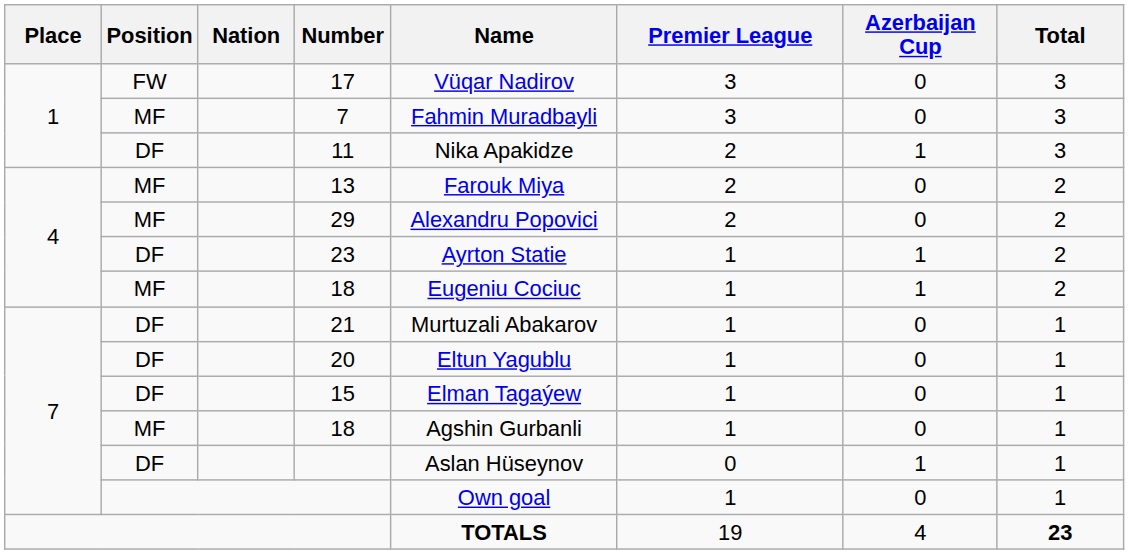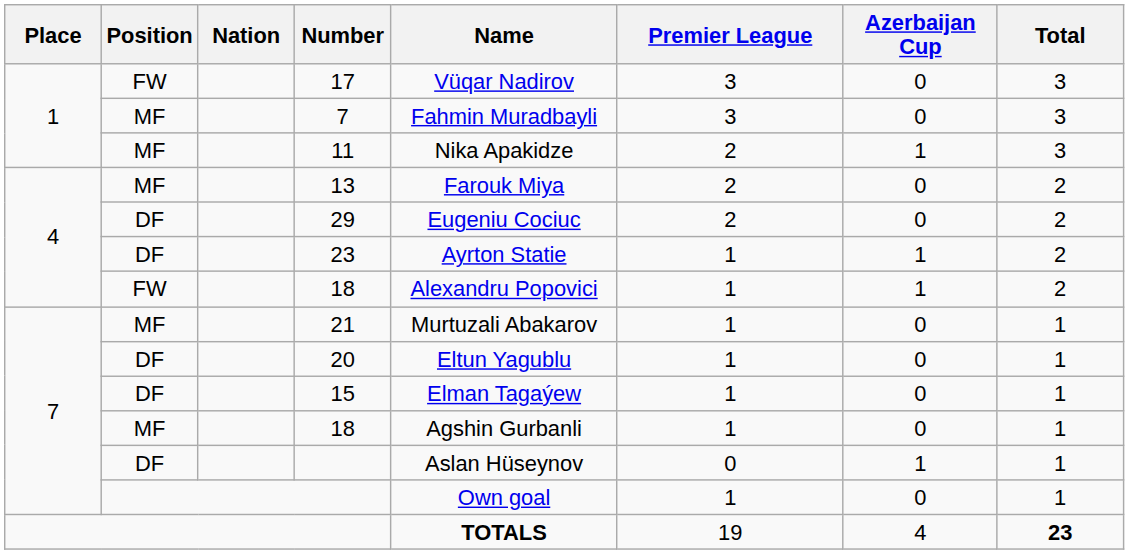(150, 151) DF -> (150, 151) MF
(150, 220) MF -> (150, 220) DF
(504, 220) Alexandru Popovici -> (504, 220) Eugeniu Cociuc
(150, 289) MF -> (150, 289) FW
(504, 289) Eugeniu Cociuc -> (504, 289) Alexandru Popovici
(150, 324) DF -> (150, 324) MF
